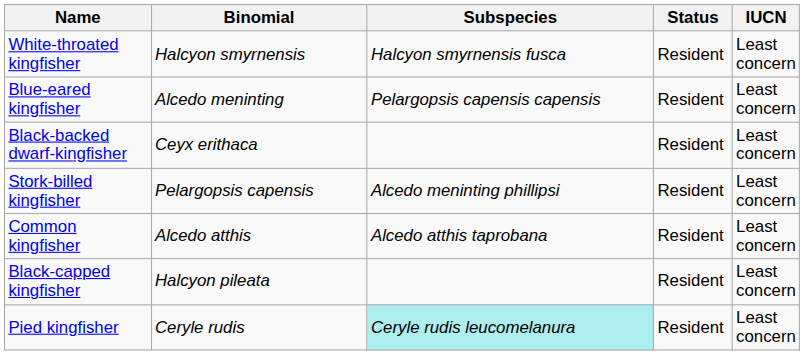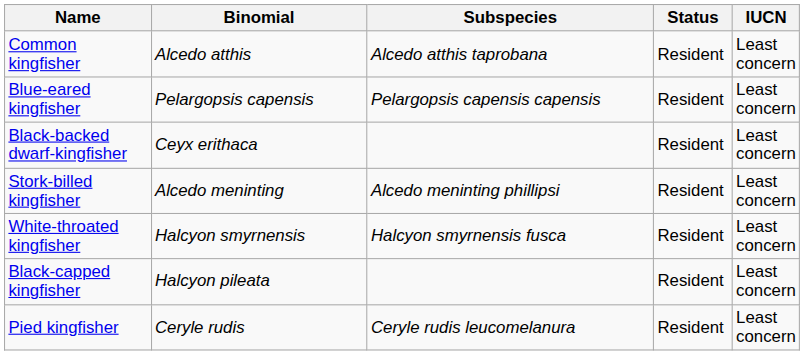rows swapped: (44, 236) <-> (63, 53)
(219, 99) Alcedo meninting -> (234, 99) Pelargopsis capensis
(234, 190) Pelargopsis capensis -> (219, 190) Alcedo meninting
(473, 327) paleturquoise background -> (473, 327) no background
